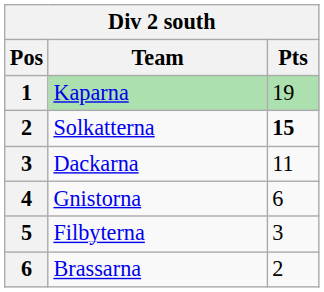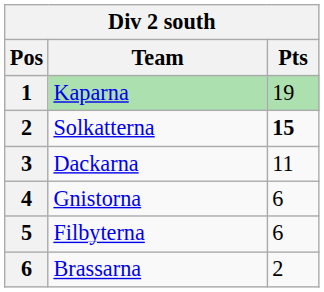(278, 233) 3 -> (278, 233) 6
